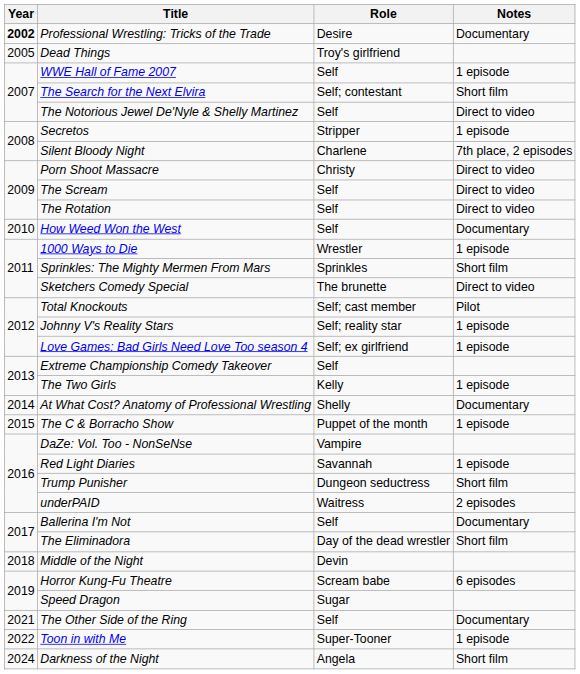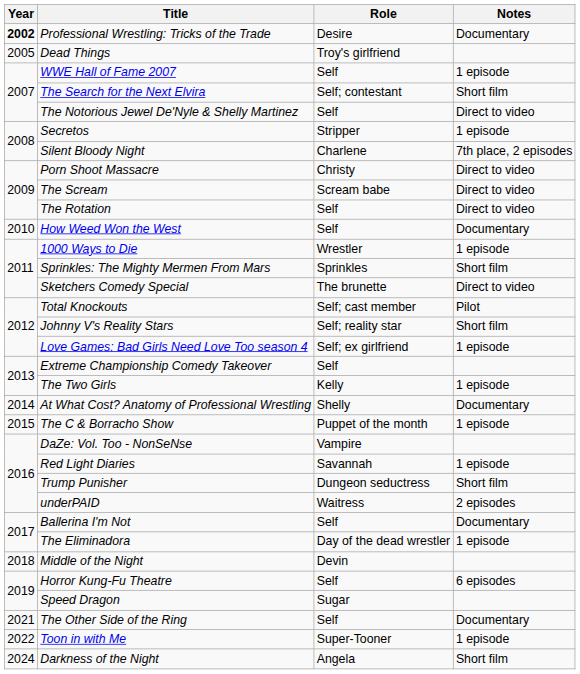(327, 190) Self -> (353, 190) Scream babe
(483, 326) 1 episode -> (482, 326) Short film
(482, 541) Short film -> (483, 541) 1 episode
(353, 580) Scream babe -> (327, 580) Self
